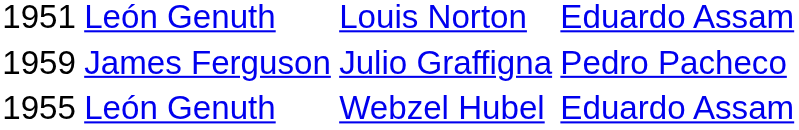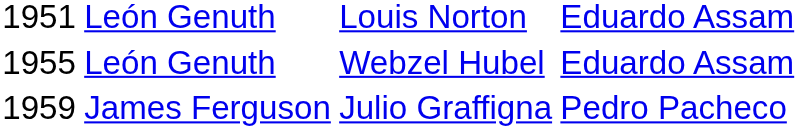rows swapped: (180, 108) <-> (208, 62)
